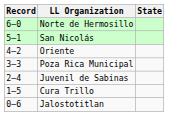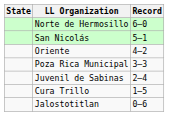columns swapped: (150, 11) <-> (21, 11)
